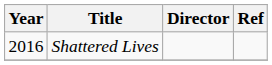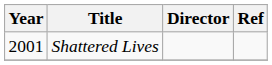(26, 45) 2016 -> (26, 45) 2001
